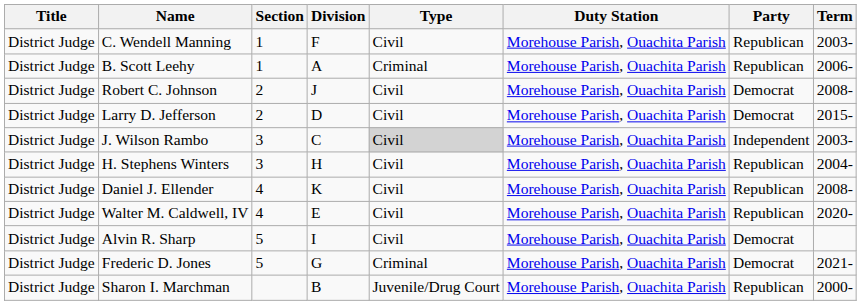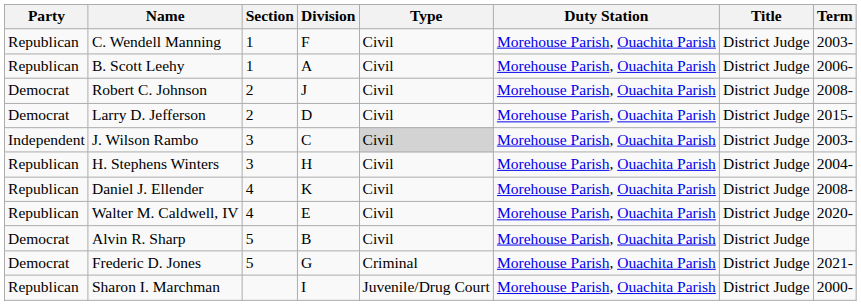columns swapped: (51, 16) <-> (771, 16)
(400, 66) Criminal -> (378, 66) Civil
(314, 238) I -> (306, 238) B
(316, 287) B -> (304, 287) I
